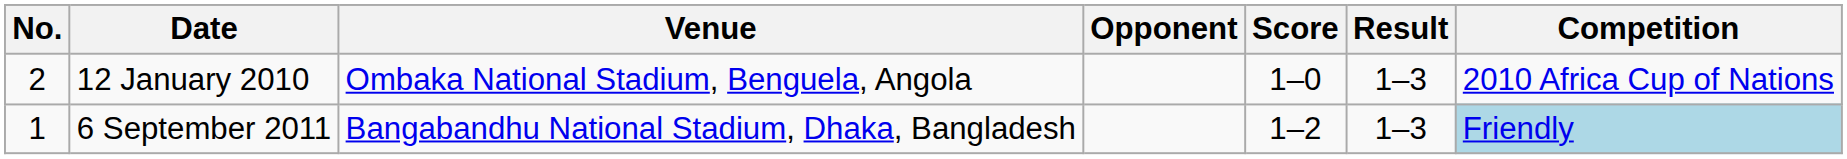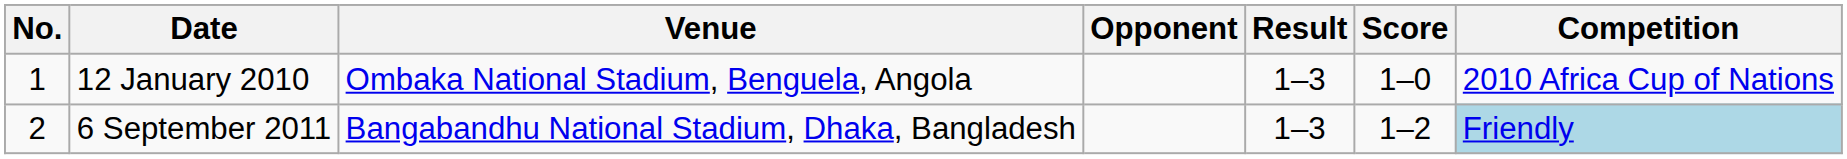columns swapped: (1295, 29) <-> (1401, 29)
(37, 78) 2 -> (37, 78) 1
(37, 128) 1 -> (37, 128) 2
